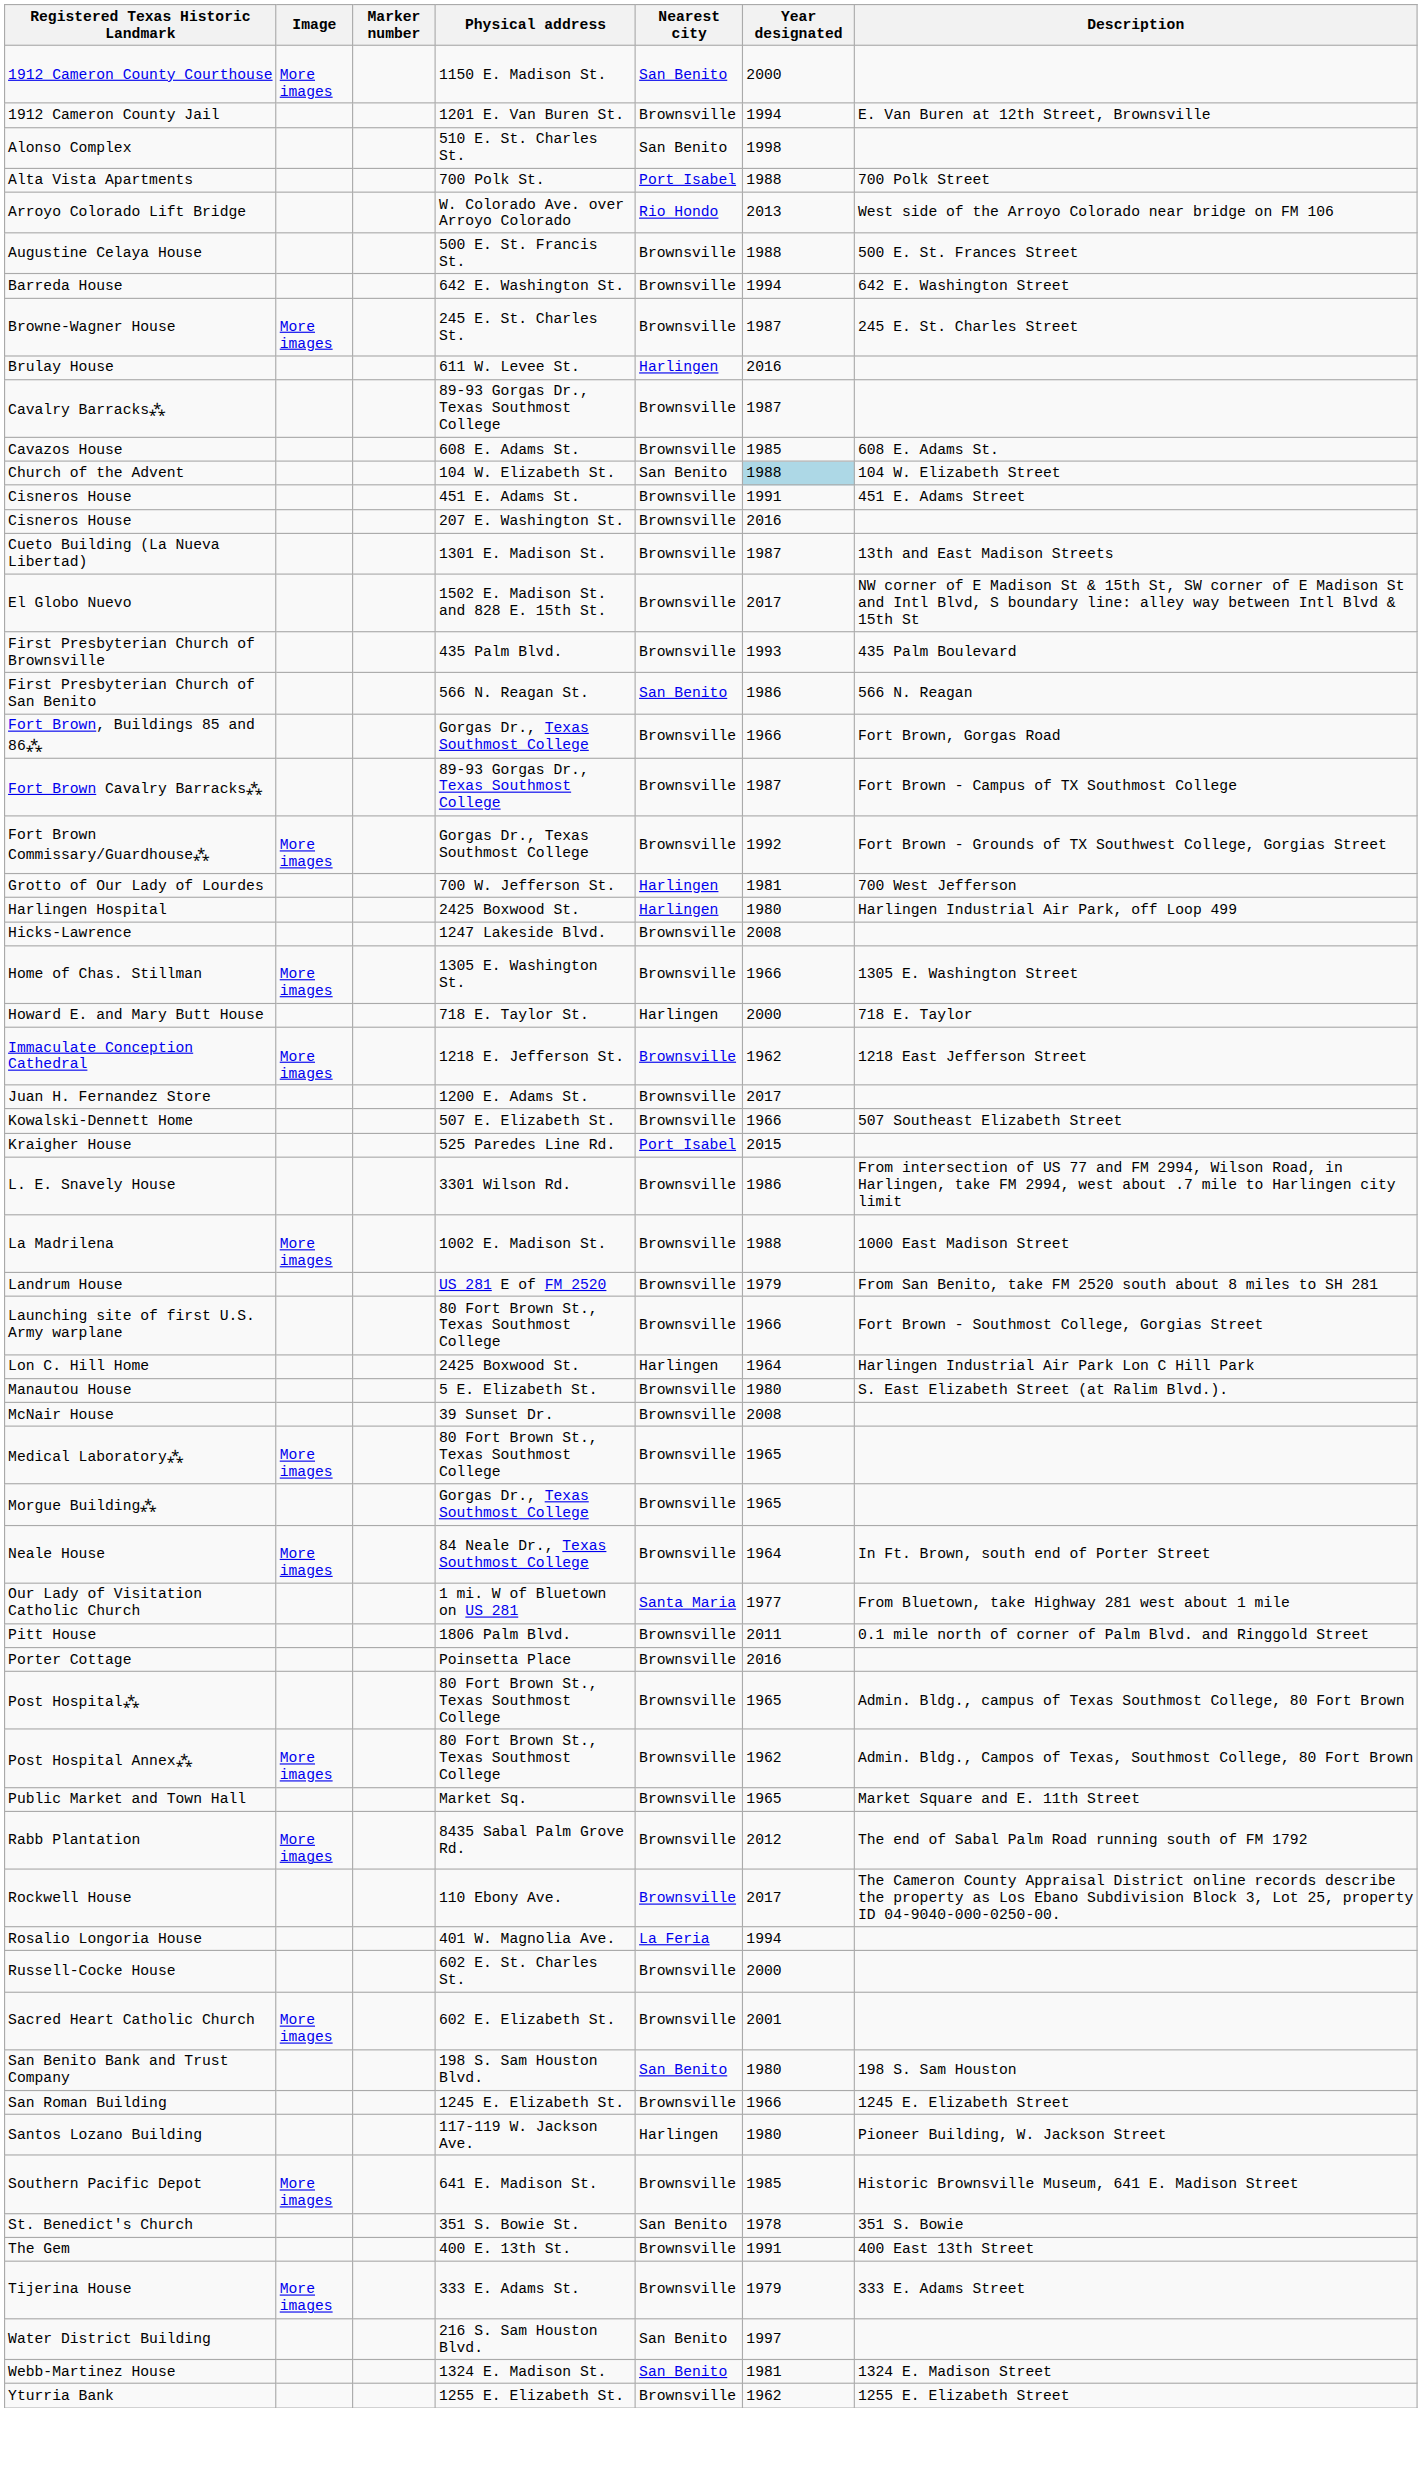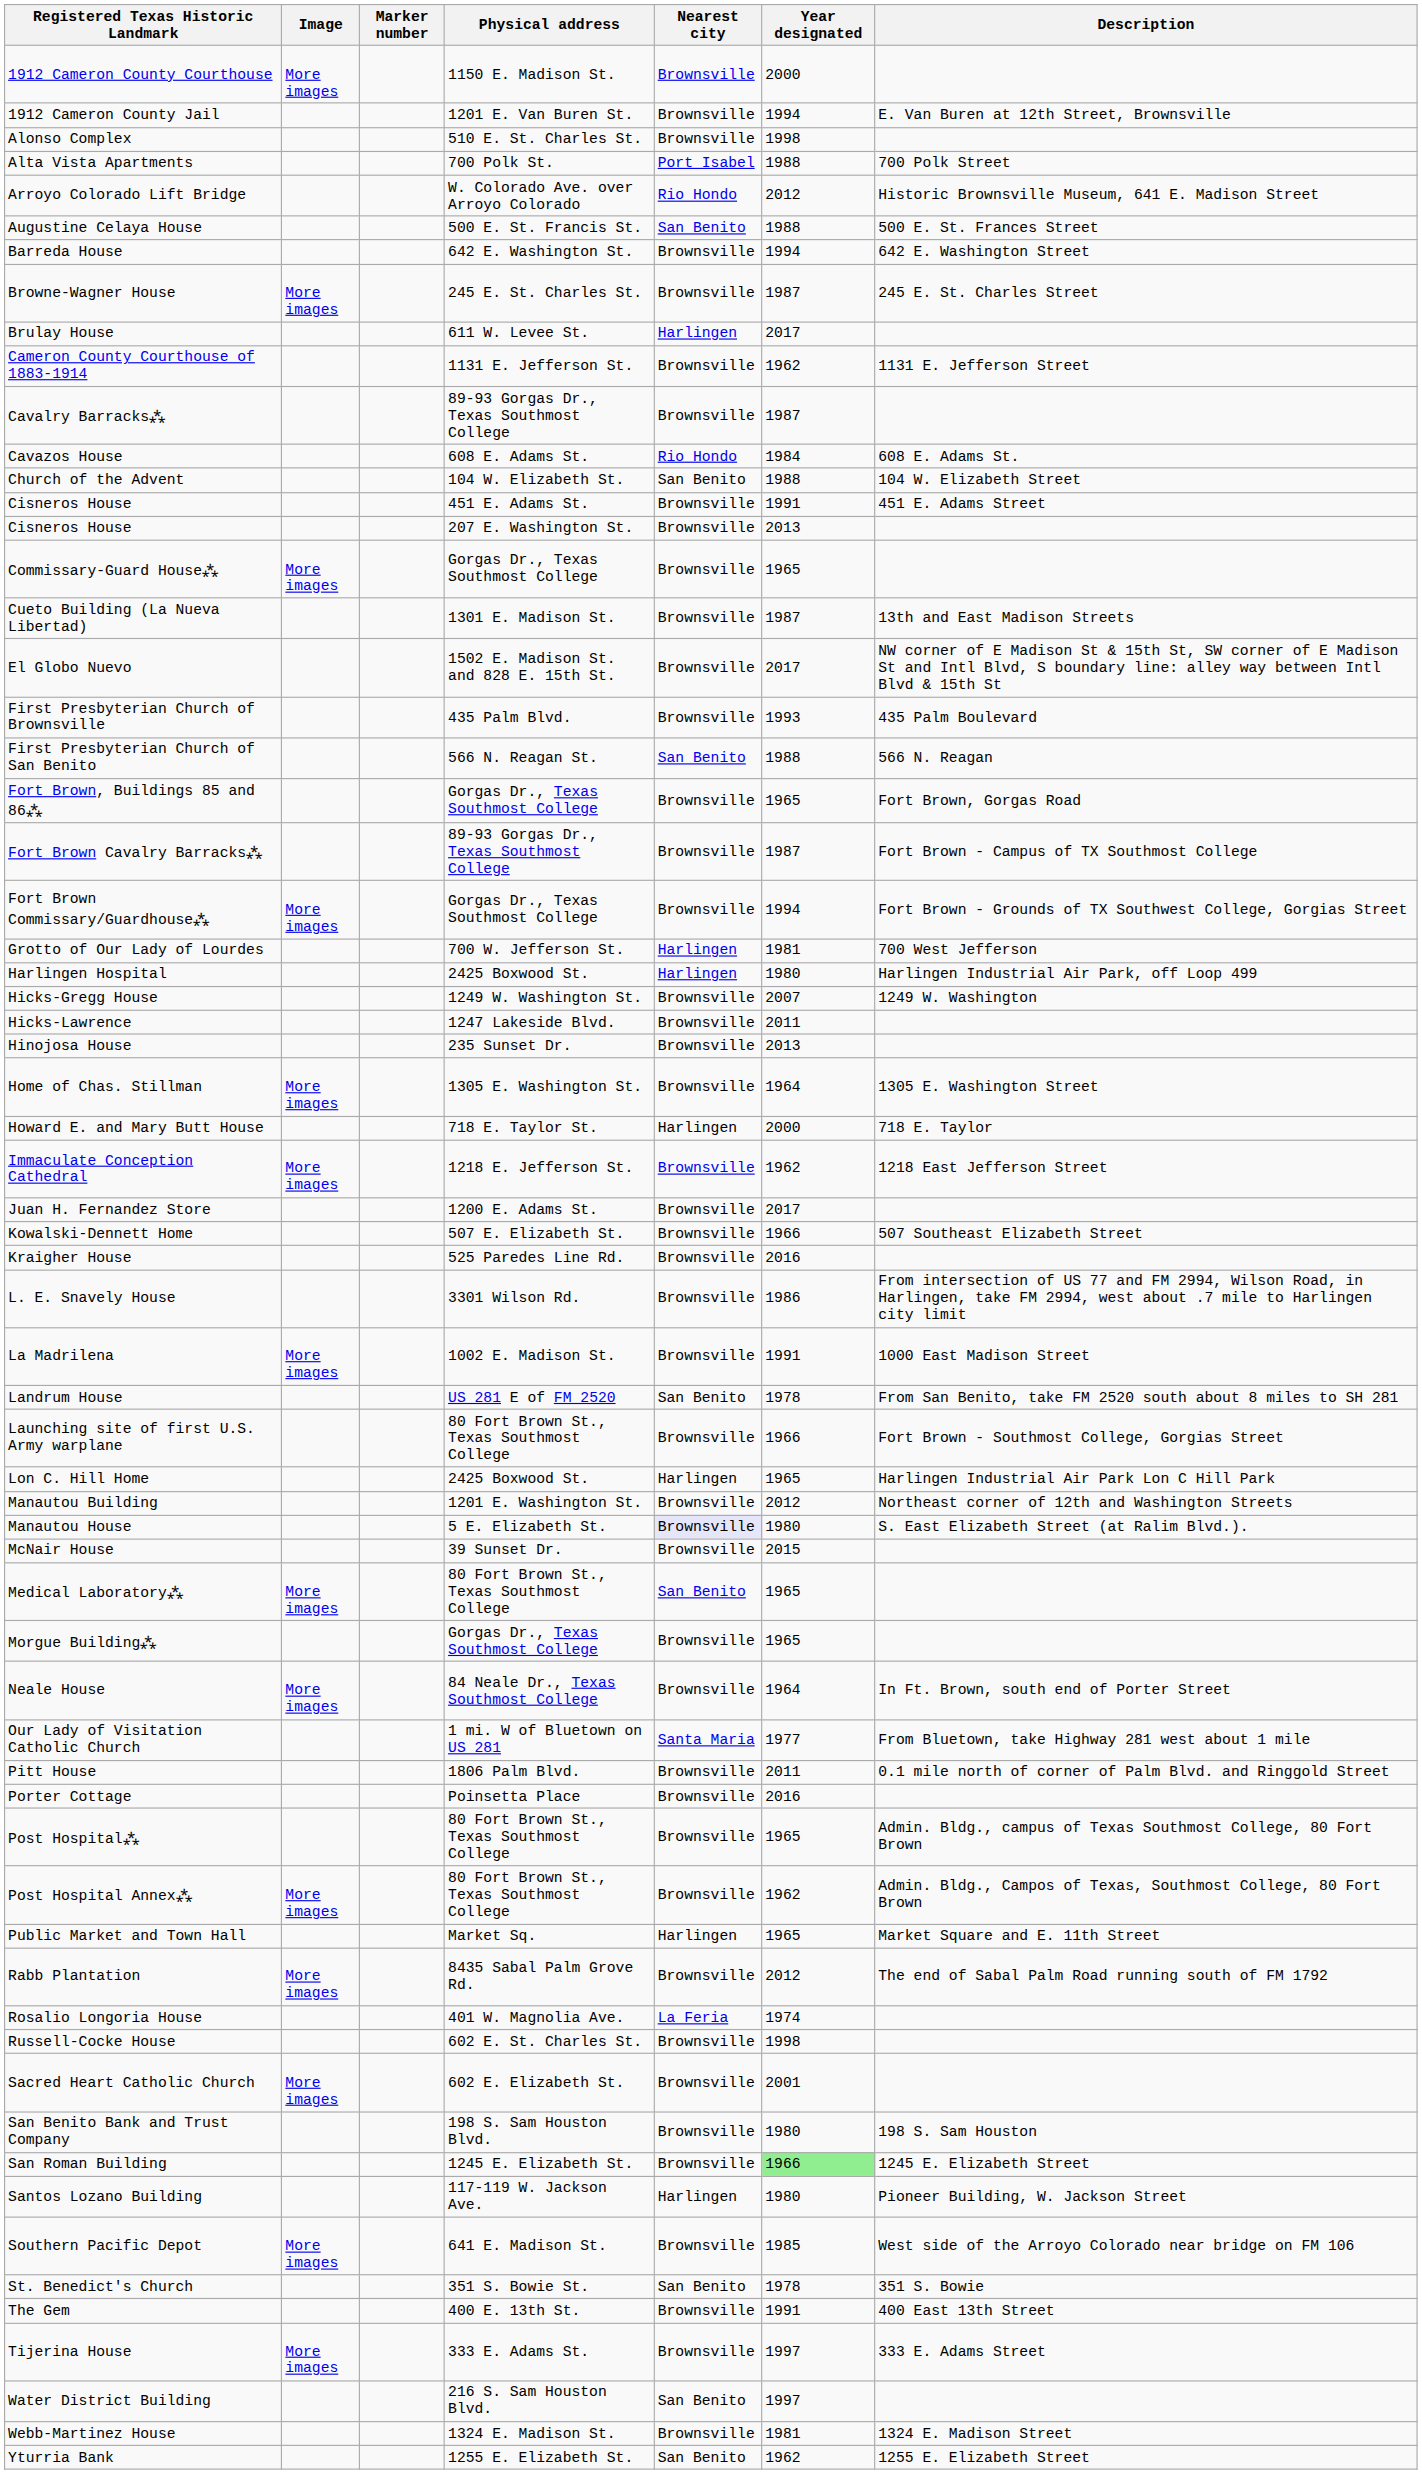(683, 74) San Benito -> (706, 74) Brownsville
(683, 148) San Benito -> (706, 139) Brownsville
(764, 213) 2013 -> (783, 196) 2012
(1096, 213) West side of the Arroyo Colorado near bridge on FM 106 -> (1099, 196) Historic Brownsville Museum, 641 E. Madison Street
(688, 253) Brownsville -> (702, 228) San Benito
(764, 368) 2016 -> (783, 334) 2017
+ row: (131, 366)
(688, 449) Brownsville -> (697, 456) Rio Hondo
(764, 449) 1985 -> (783, 456) 1984
(764, 473) lightblue background -> (783, 480) no background
(764, 521) 2016 -> (783, 528) 2013
+ row: (114, 571)
(764, 693) 1986 -> (783, 758) 1988
(764, 736) 1966 -> (783, 801) 1965
(764, 845) 1992 -> (783, 910) 1994
+ row: (83, 998)
(764, 934) 2008 -> (783, 1022) 2011
+ row: (70, 1046)
(764, 974) 1966 -> (783, 1087) 1964
(688, 1145) Port Isabel -> (706, 1258) Brownsville
(764, 1145) 2015 -> (783, 1258) 2016
(764, 1244) 1988 -> (783, 1356) 1991
(688, 1285) Brownsville -> (702, 1397) San Benito
(764, 1285) 1979 -> (783, 1397) 1978
(764, 1366) 1964 -> (783, 1479) 1965
+ row: (83, 1503)
(688, 1390) no background -> (706, 1527) lavender background
(764, 1414) 2008 -> (783, 1551) 2015
(688, 1455) Brownsville -> (702, 1592) San Benito
(688, 1799) Brownsville -> (697, 1936) Harlingen
- row: (70, 1898)
(764, 1939) 1994 -> (783, 2018) 1974
(764, 1971) 2000 -> (783, 2042) 1998
(683, 2070) San Benito -> (706, 2132) Brownsville
(764, 2102) no background -> (783, 2164) lightgreen background
(1078, 2184) Historic Brownsville Museum, 641 E. Madison Street -> (1116, 2246) West side of the Arroyo Colorado near bridge on FM 106
(764, 2290) 1979 -> (783, 2352) 1997
(683, 2372) San Benito -> (706, 2434) Brownsville
(688, 2396) Brownsville -> (702, 2458) San Benito
